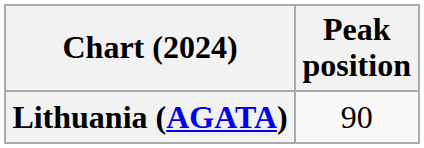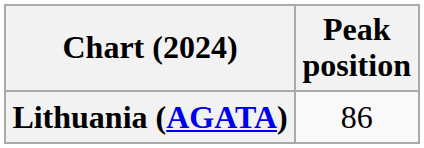(357, 116) 90 -> (357, 116) 86
